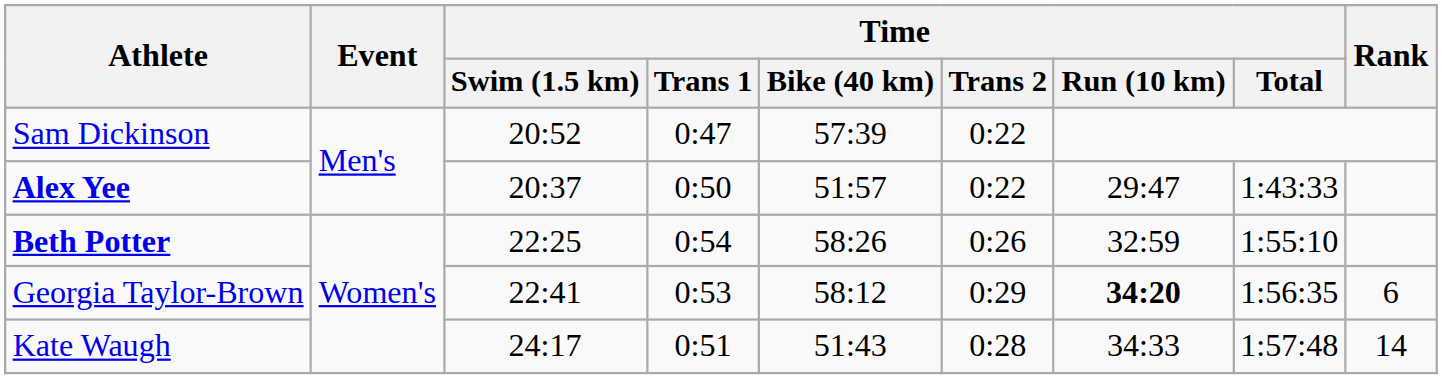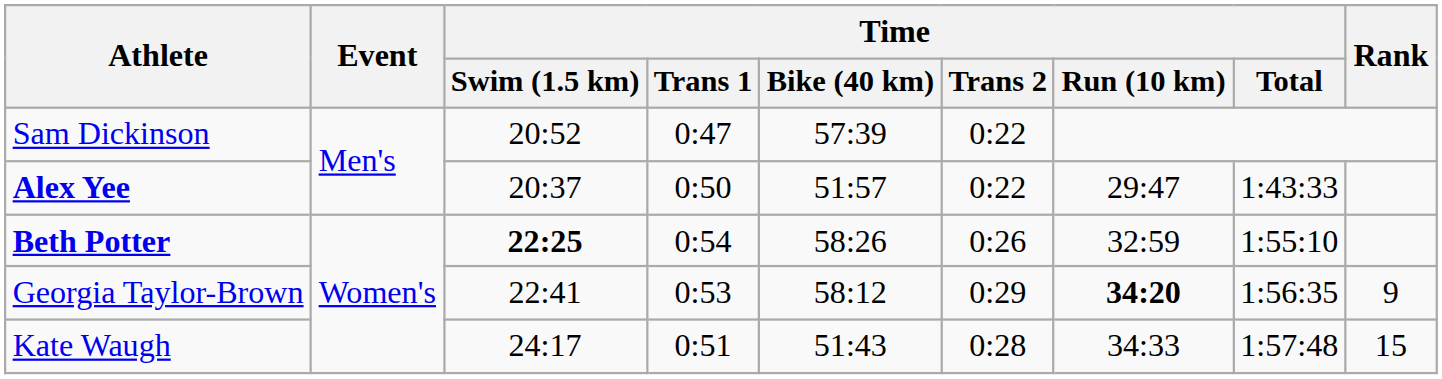(545, 240) normal -> (545, 240) bold
(1391, 293) 6 -> (1391, 293) 9
(1391, 346) 14 -> (1391, 346) 15
